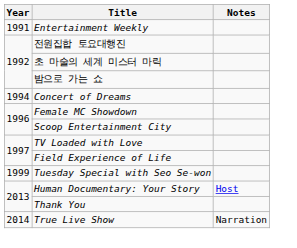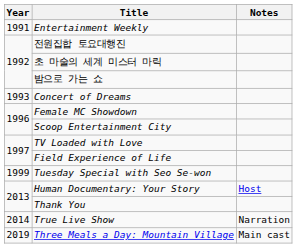(18, 96) 1994 -> (18, 96) 1993
+ row: (134, 235)
